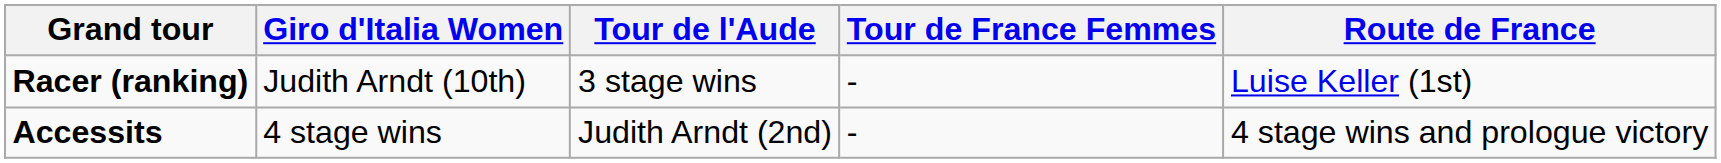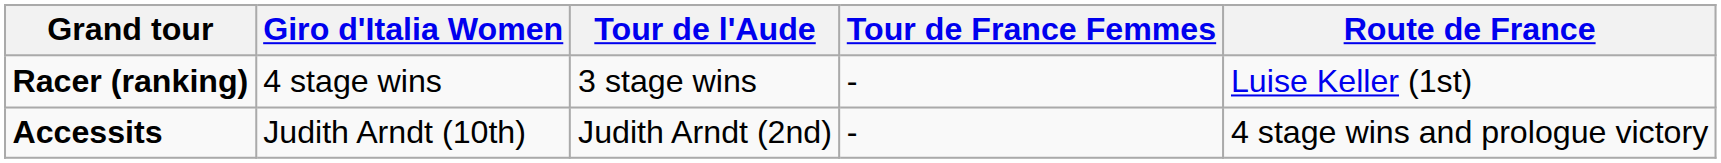(395, 81) Judith Arndt (10th) -> (353, 81) 4 stage wins
(353, 132) 4 stage wins -> (395, 132) Judith Arndt (10th)
